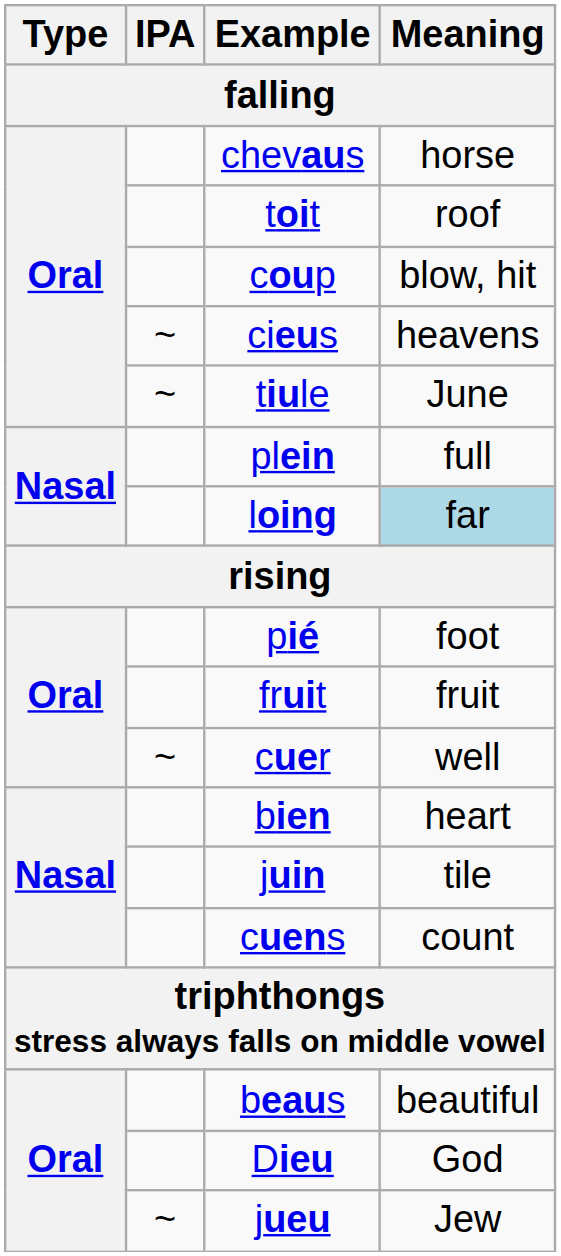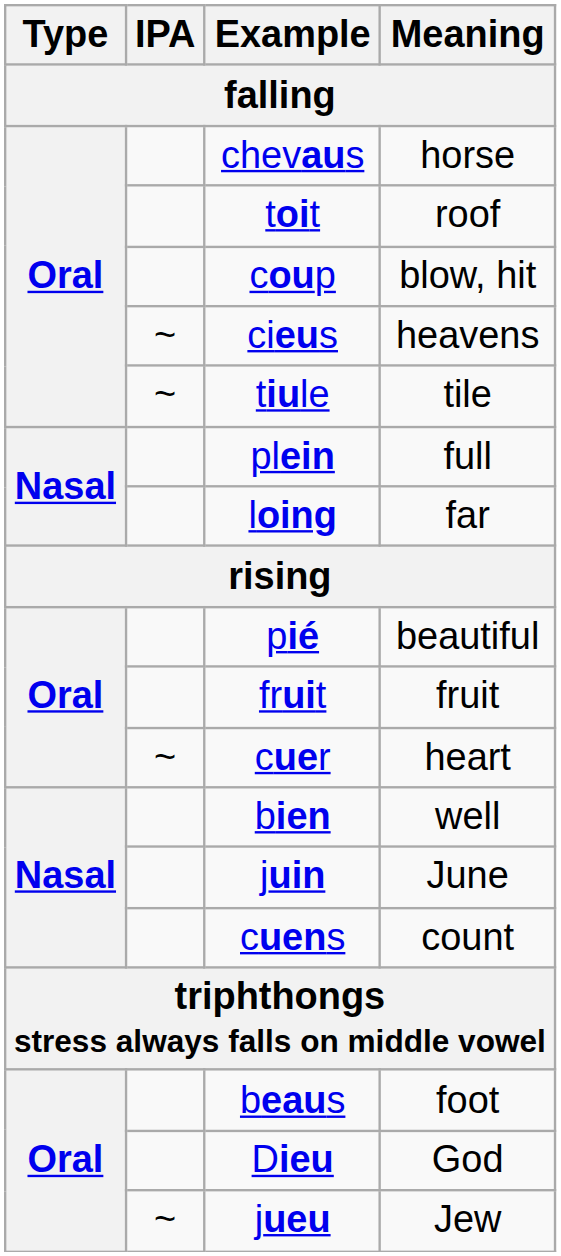(468, 395) June -> (468, 395) tile
(468, 515) lightblue background -> (468, 515) no background
(468, 635) foot -> (468, 635) beautiful
(468, 756) well -> (468, 756) heart
(468, 816) heart -> (468, 816) well
(468, 876) tile -> (468, 876) June
(468, 1099) beautiful -> (468, 1099) foot
